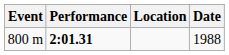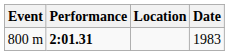(207, 39) 1988 -> (207, 39) 1983
